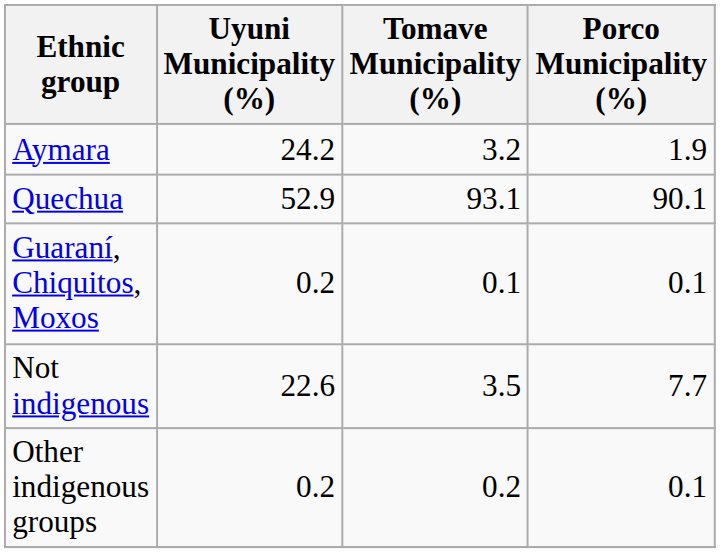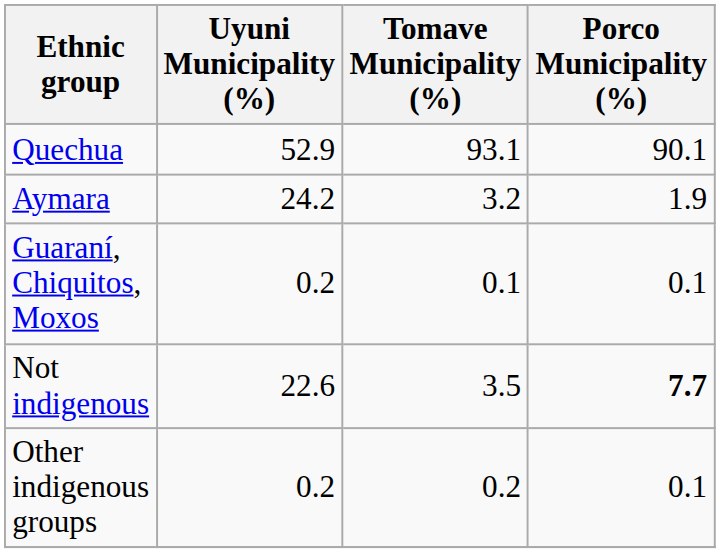rows swapped: (68, 198) <-> (61, 148)
(688, 385) normal -> (688, 385) bold
